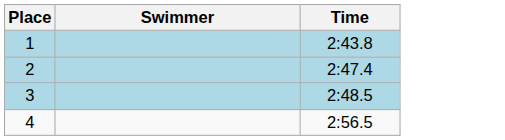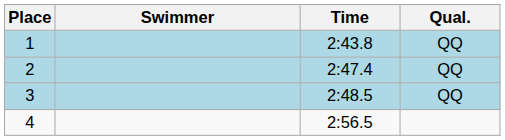+ column: (450, 17)
